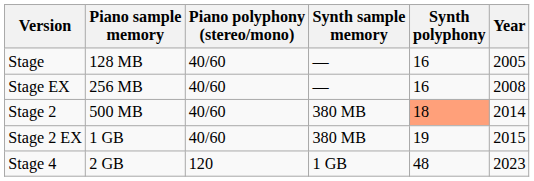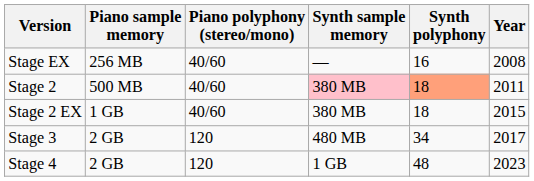- row: (26, 61)
(339, 112) no background -> (339, 86) pink background
(509, 112) 2014 -> (509, 86) 2011
(421, 138) 19 -> (421, 112) 18
+ row: (32, 138)
